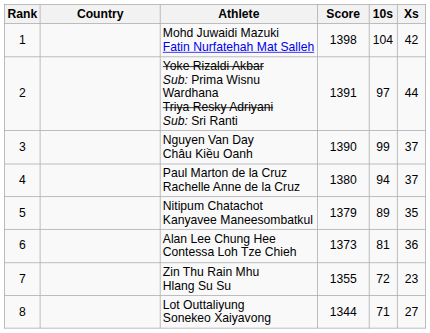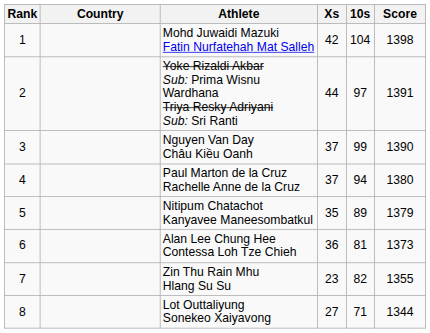columns swapped: (343, 14) <-> (411, 14)
(383, 279) 72 -> (360, 279) 82
